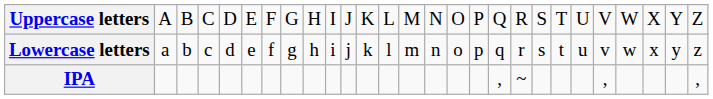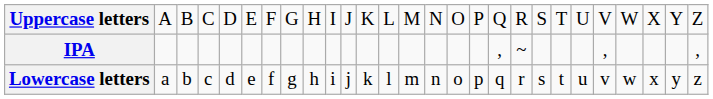rows swapped: (79, 49) <-> (79, 79)
